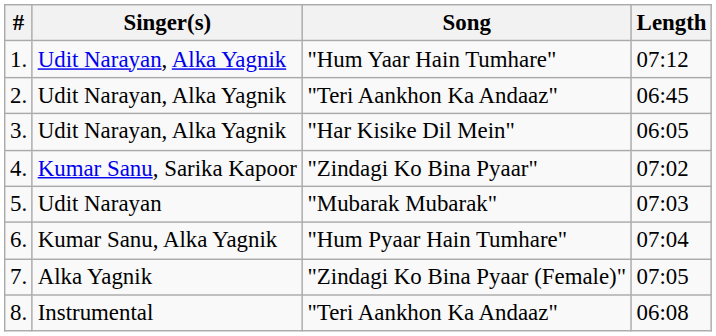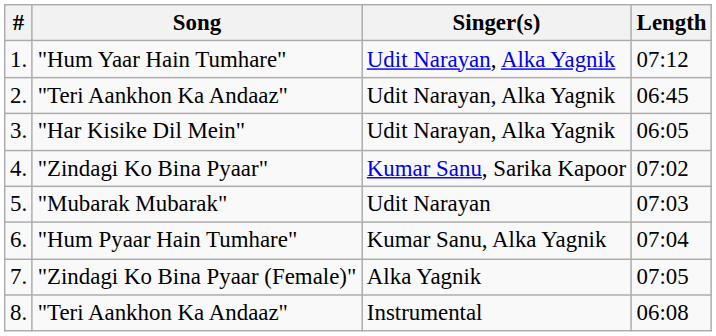columns swapped: (467, 22) <-> (167, 22)
